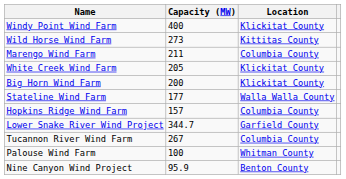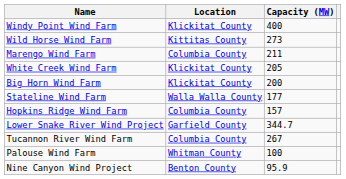columns swapped: (287, 11) <-> (202, 11)
